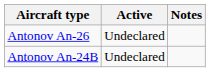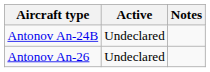rows swapped: (53, 56) <-> (48, 35)
